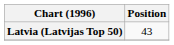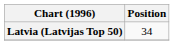(147, 31) 43 -> (147, 31) 34
